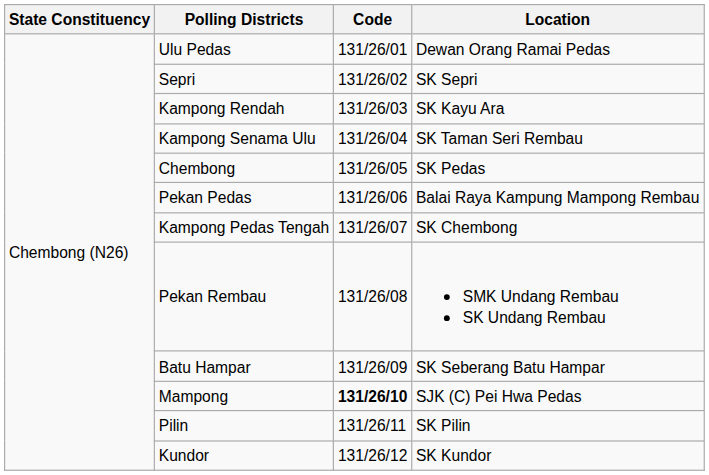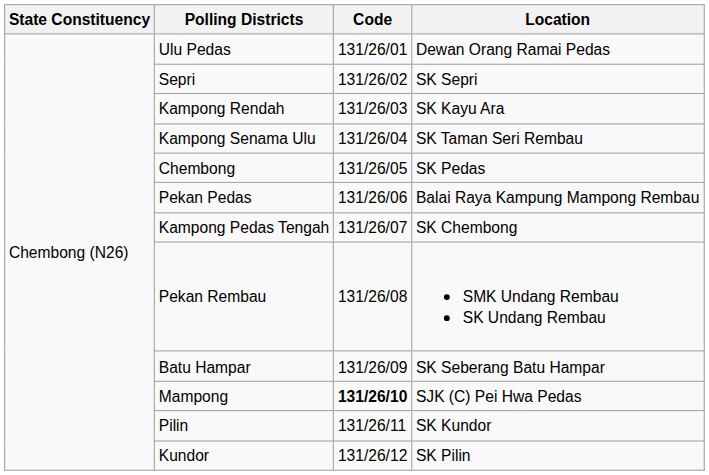(443, 426) SK Pilin -> (454, 426) SK Kundor
(454, 456) SK Kundor -> (443, 456) SK Pilin
